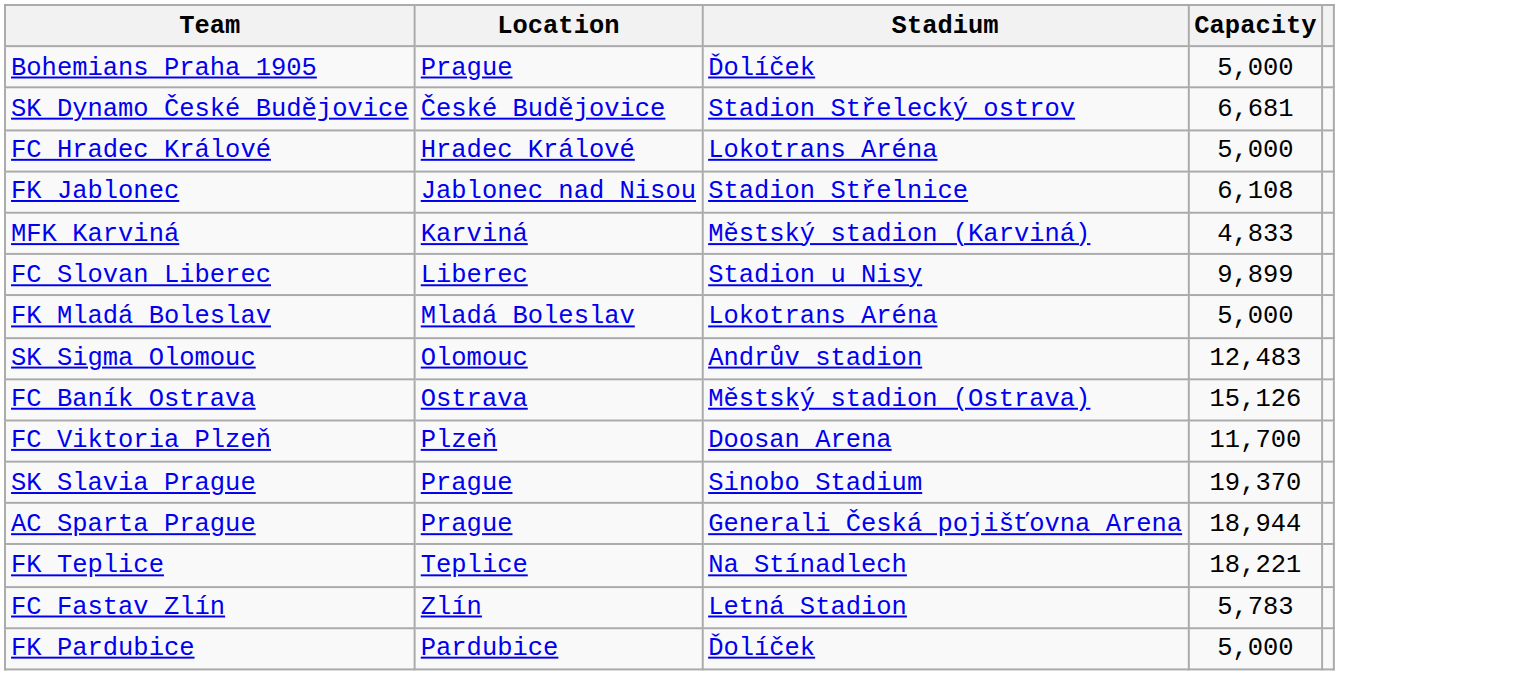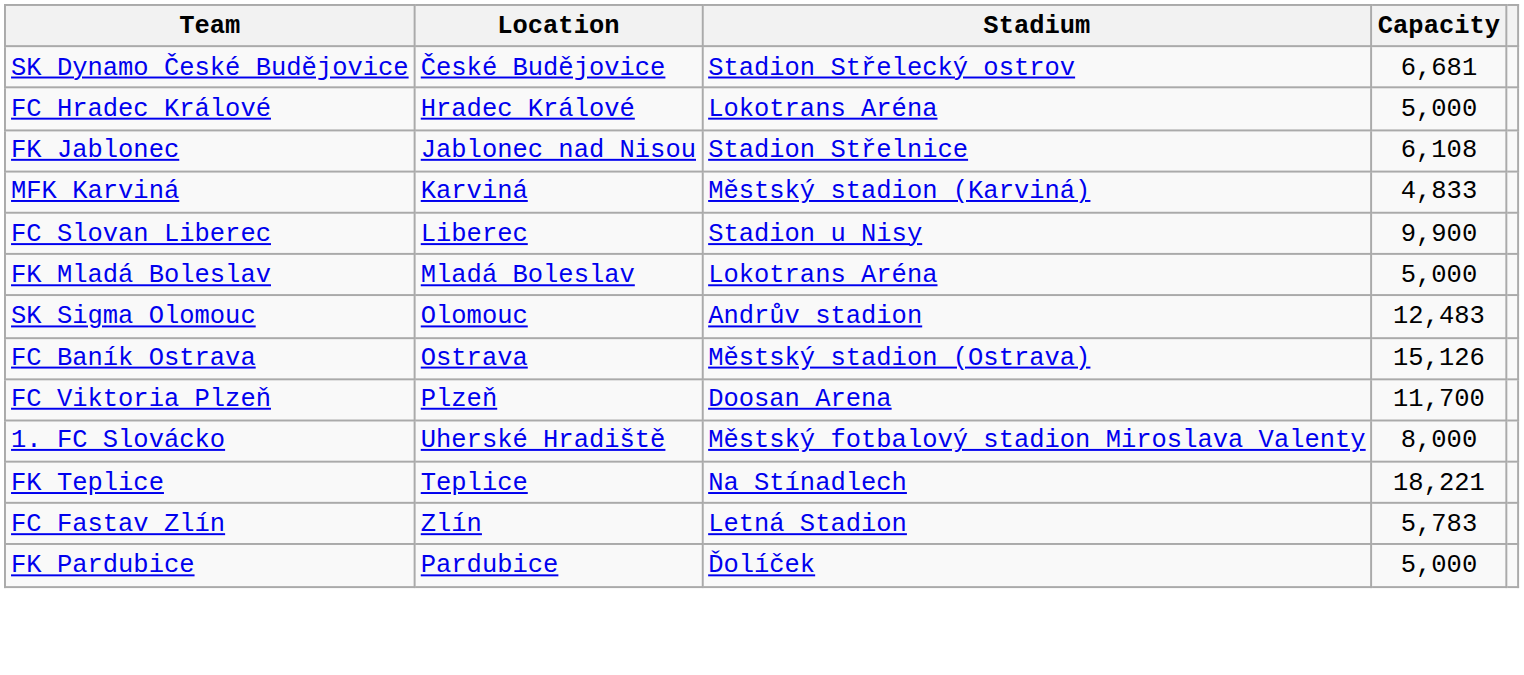- row: (164, 67)
(1255, 275) 9,899 -> (1439, 233) 9,900
- row: (133, 483)
+ row: (118, 441)
- row: (133, 524)
